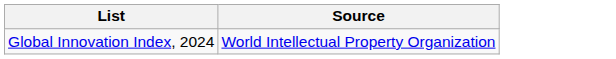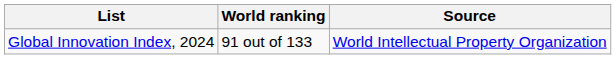+ column: (273, 16)
